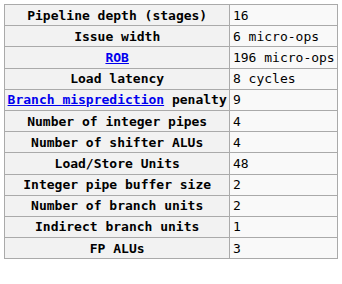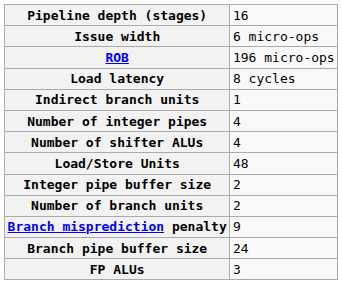rows swapped: (117, 100) <-> (117, 227)
+ row: (117, 248)
